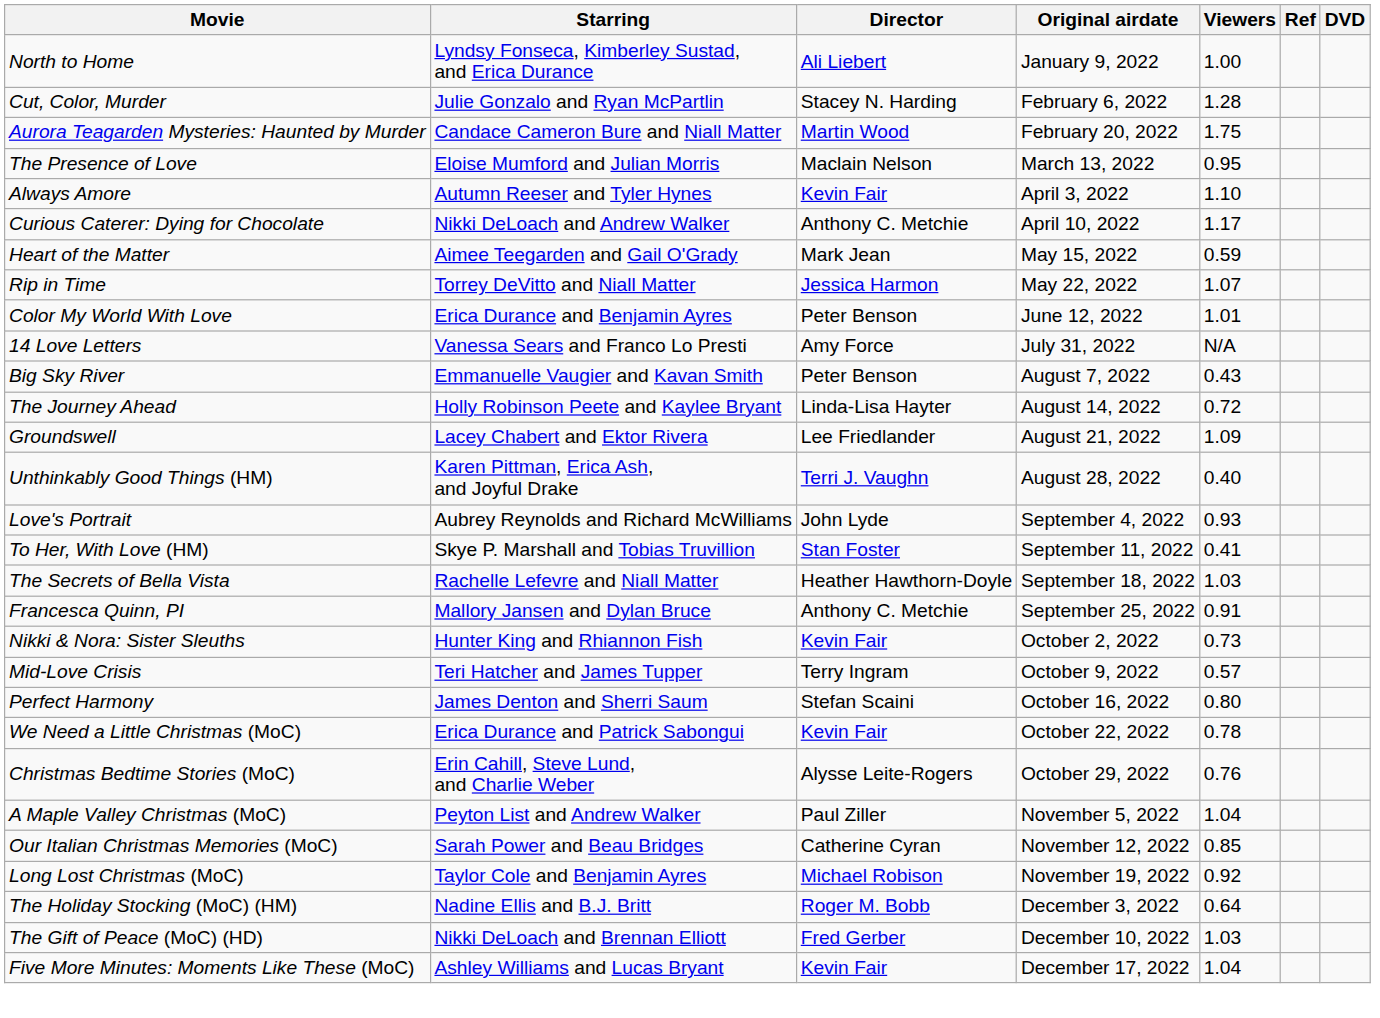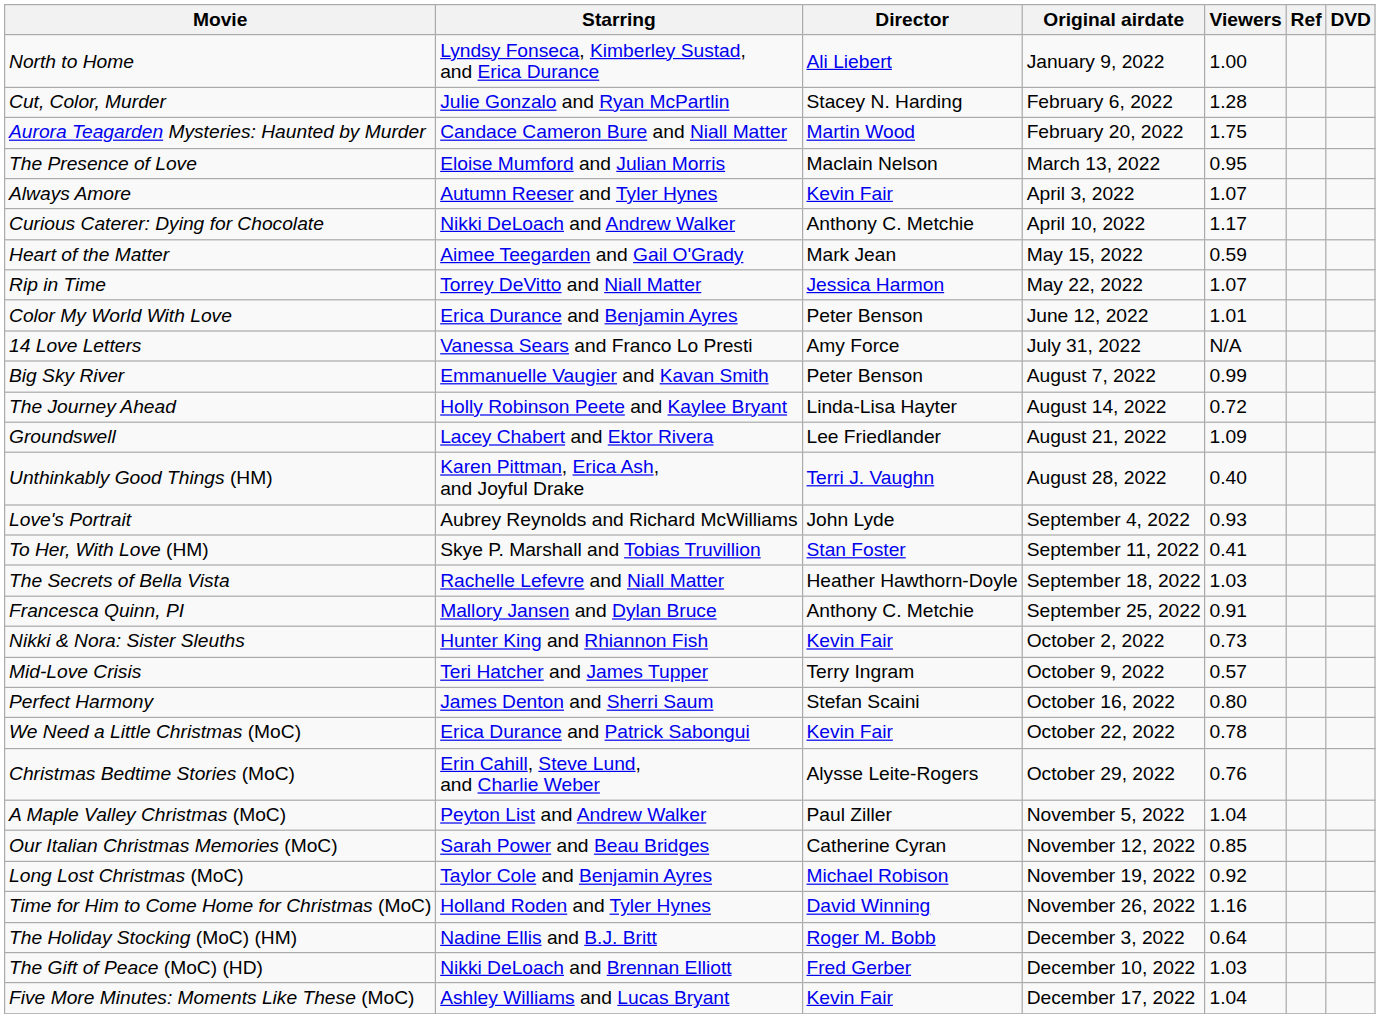(1222, 193) 1.10 -> (1228, 193) 1.07
(1222, 376) 0.43 -> (1228, 376) 0.99
+ row: (220, 906)
